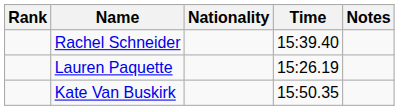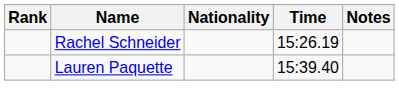(308, 43) 15:39.40 -> (308, 43) 15:26.19
(308, 68) 15:26.19 -> (308, 68) 15:39.40
- row: (115, 93)
